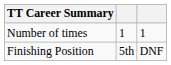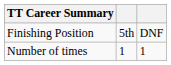rows swapped: (50, 51) <-> (47, 32)
